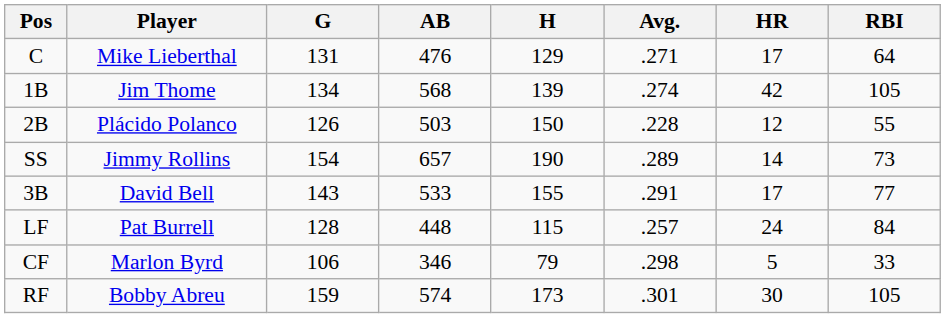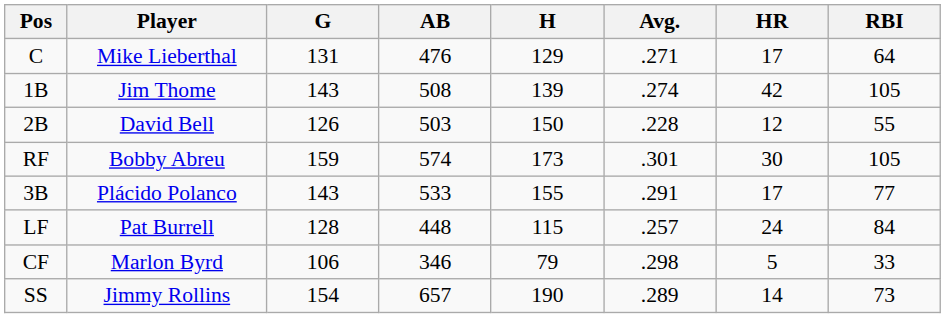(323, 90) 134 -> (323, 90) 143
(435, 90) 568 -> (435, 90) 508
(167, 124) Plácido Polanco -> (167, 124) David Bell
rows swapped: (36, 158) <-> (36, 295)
(167, 192) David Bell -> (167, 192) Plácido Polanco
